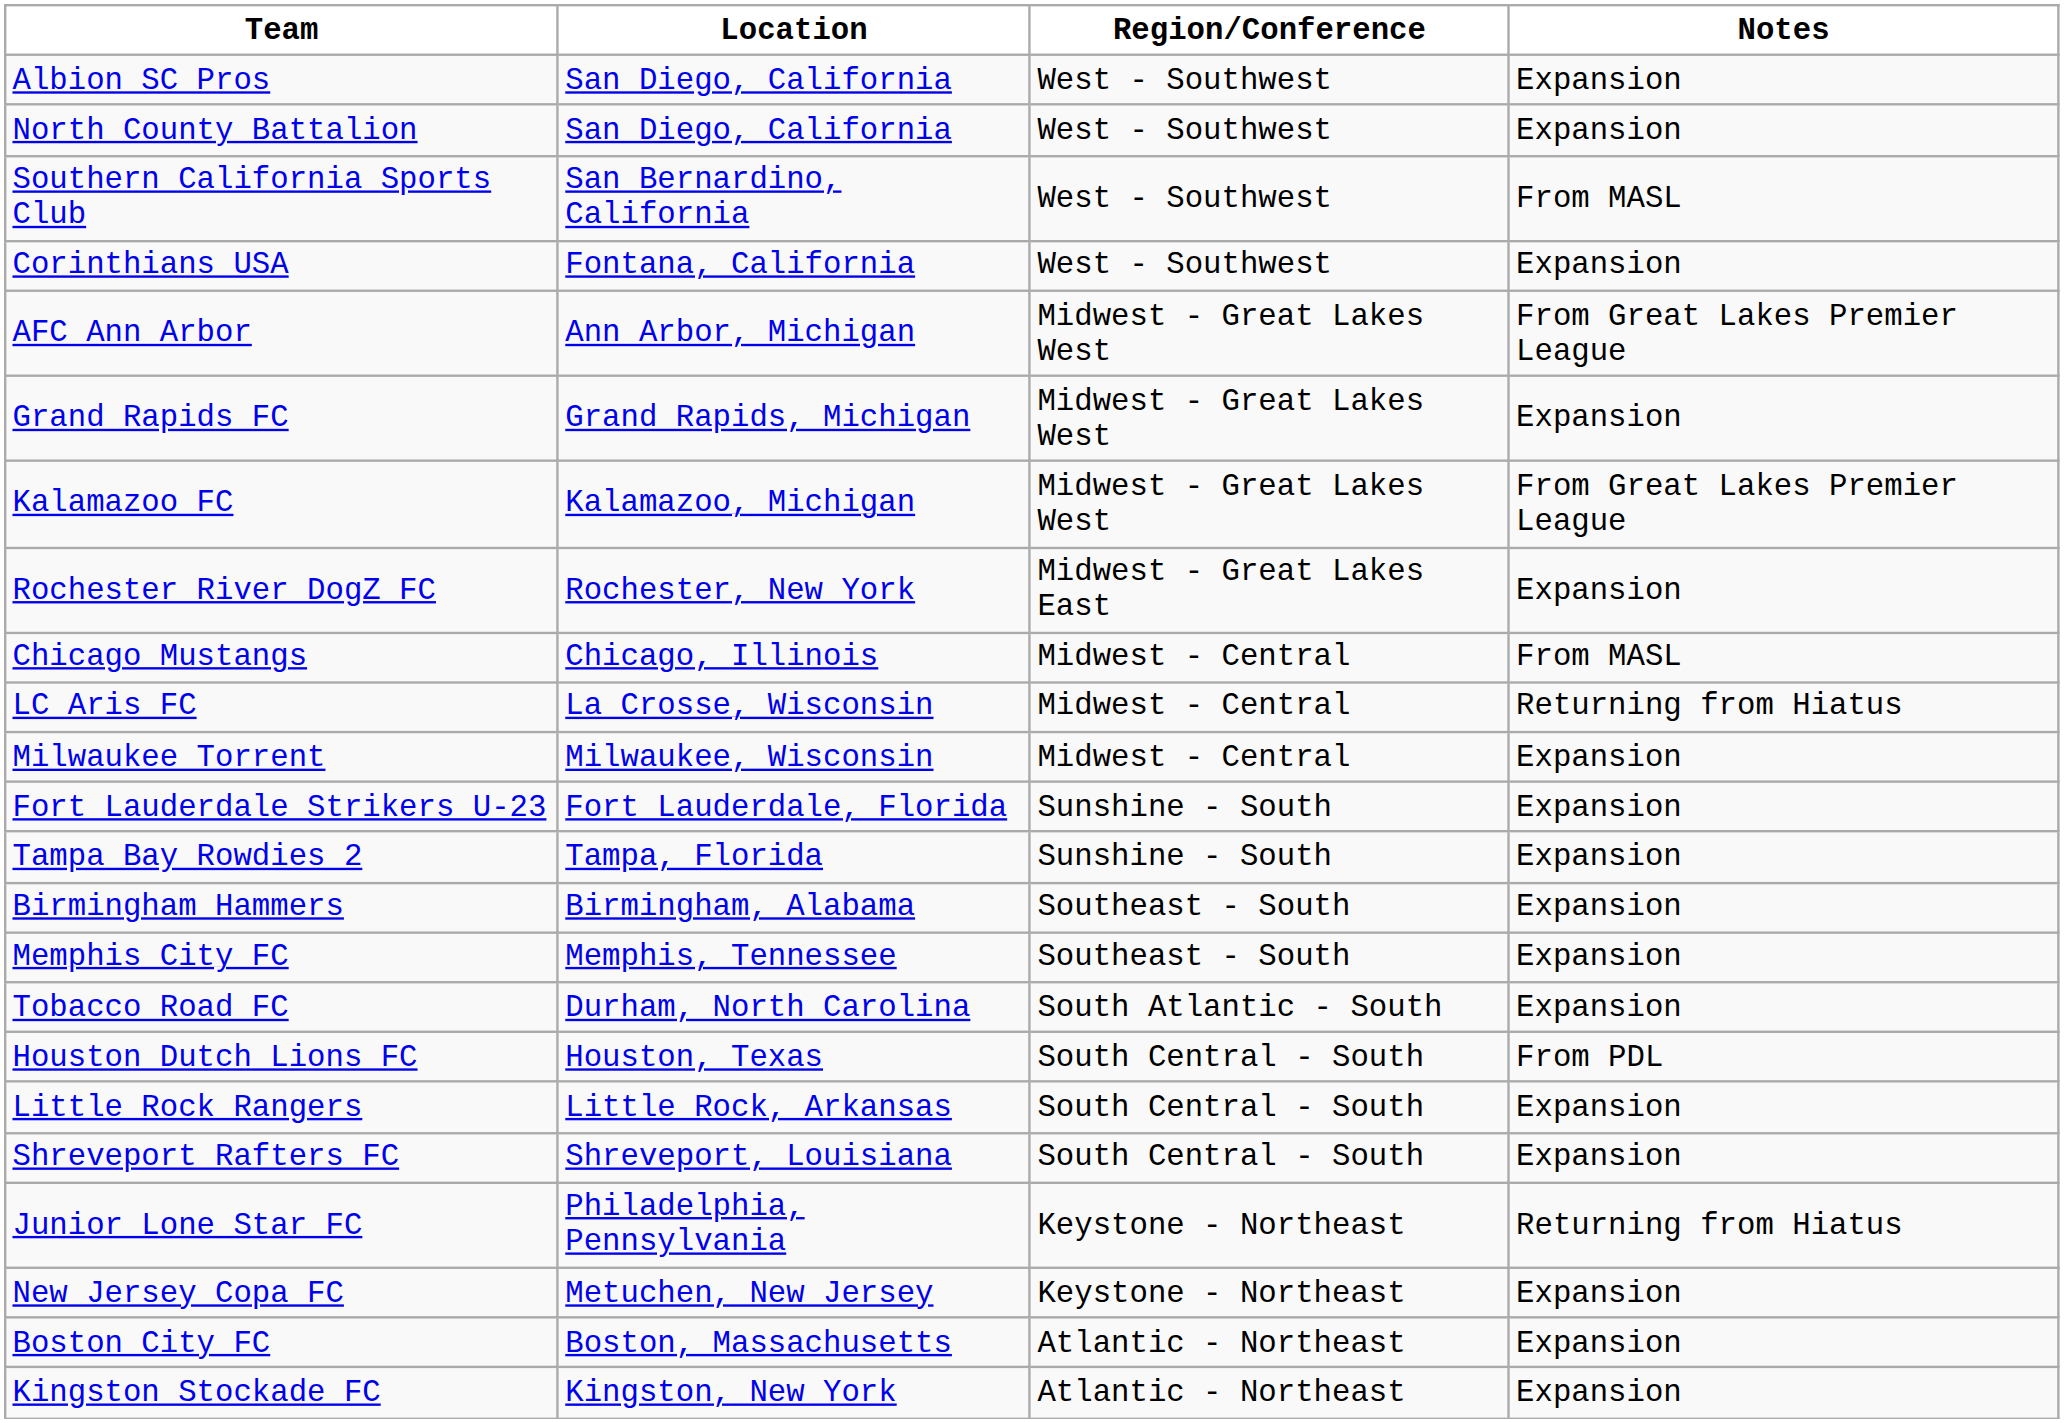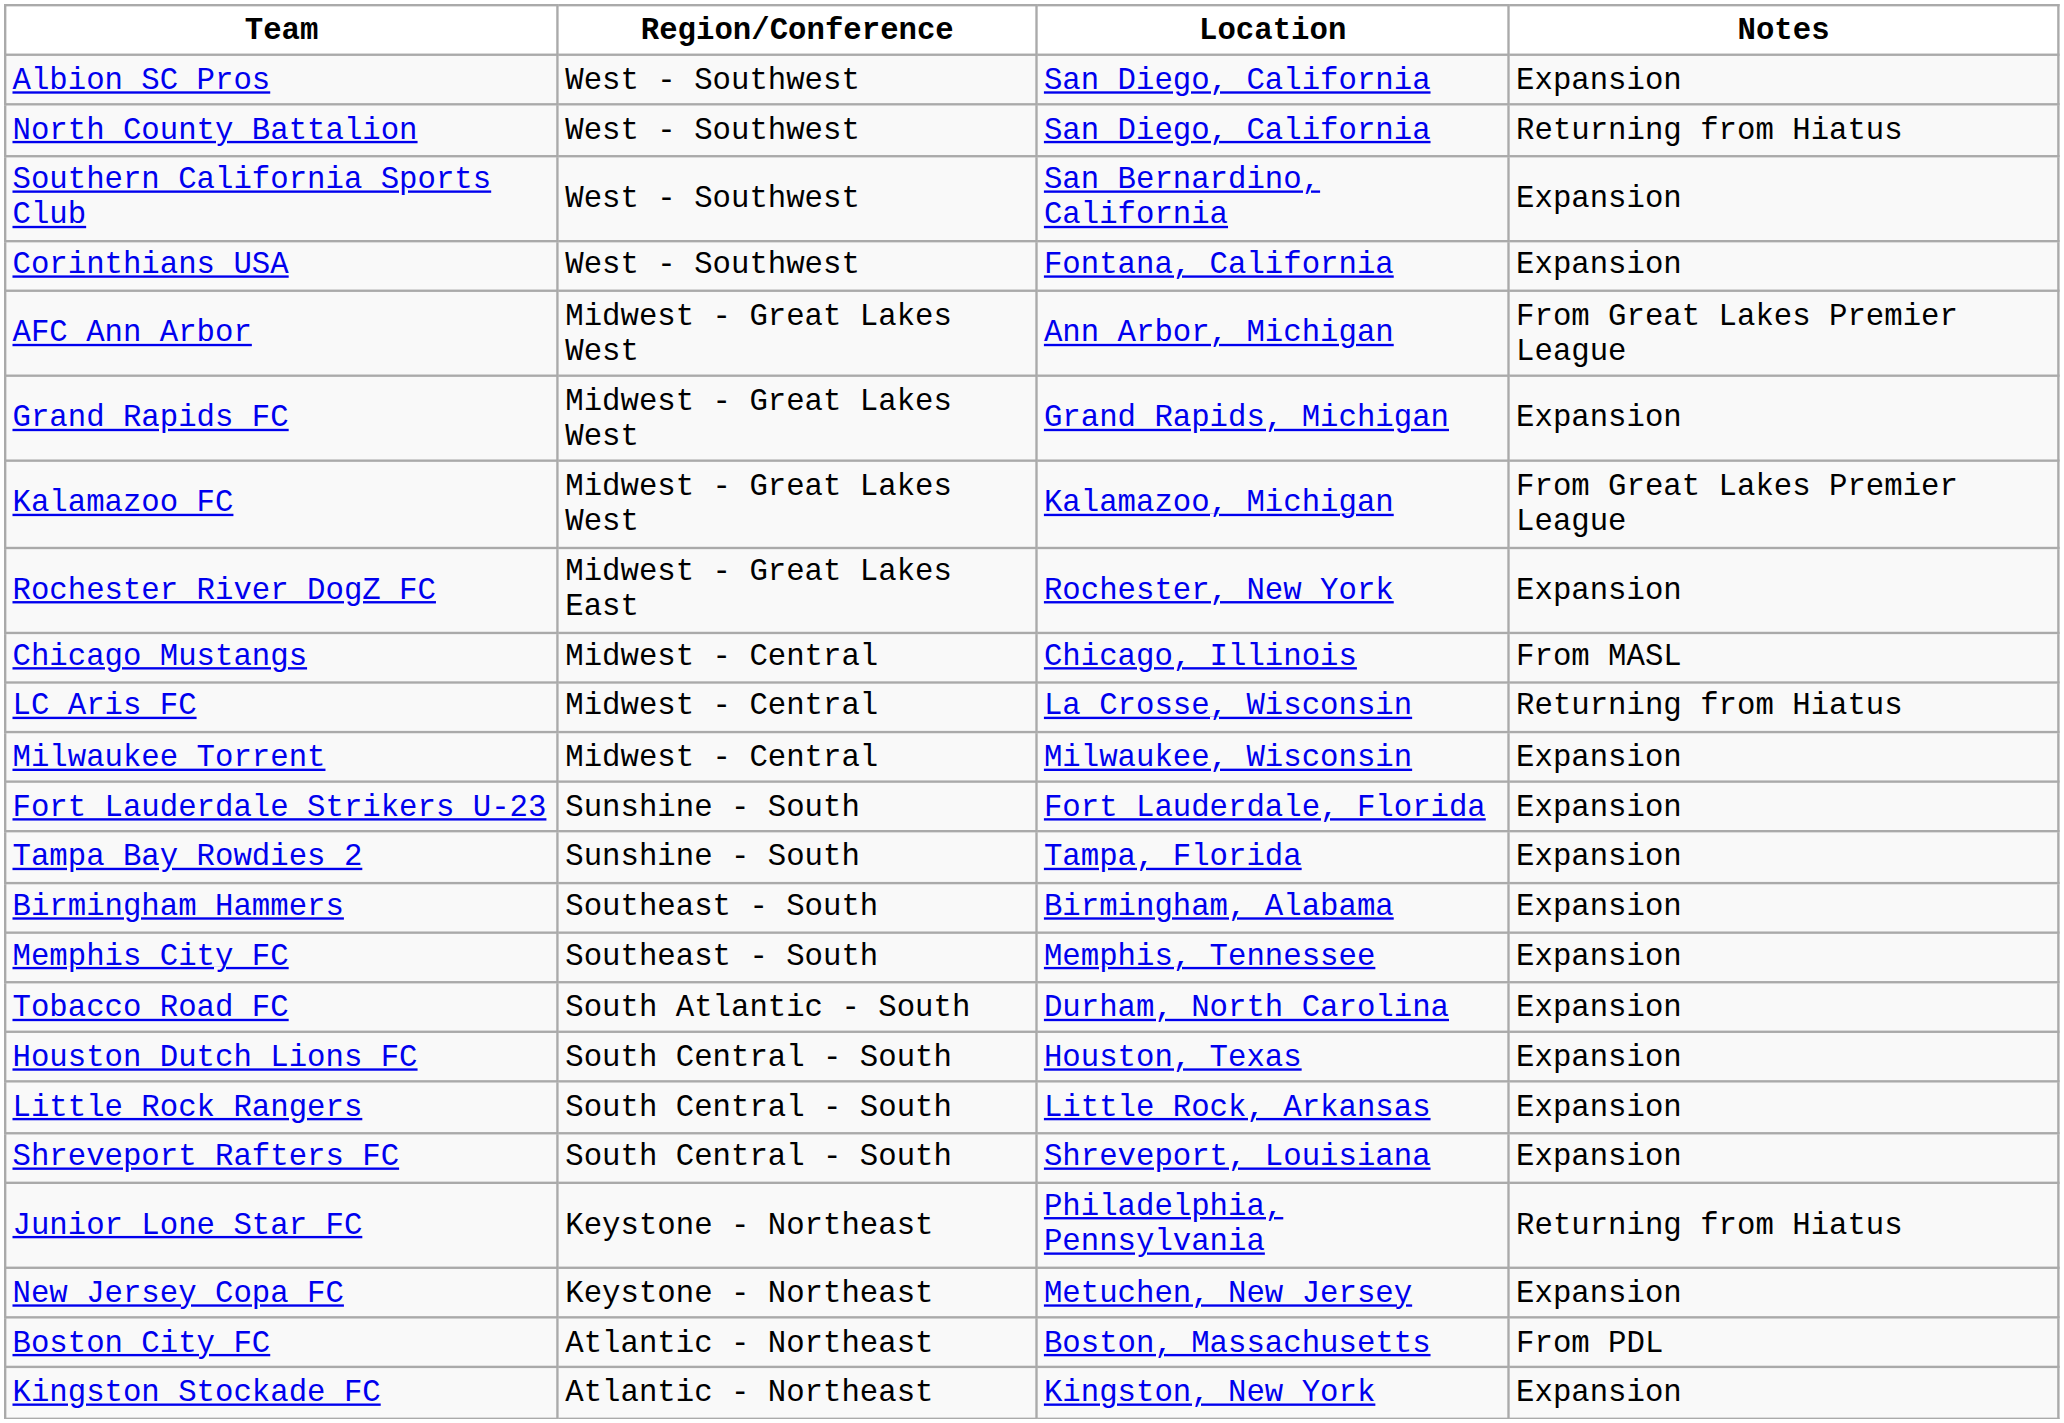columns swapped: (794, 30) <-> (1269, 30)
(1599, 130) Expansion -> (1709, 130) Returning from Hiatus
(1599, 198) From MASL -> (1599, 198) Expansion
(1590, 1057) From PDL -> (1599, 1057) Expansion
(1599, 1343) Expansion -> (1590, 1343) From PDL
